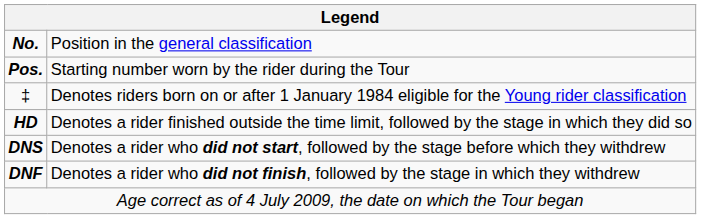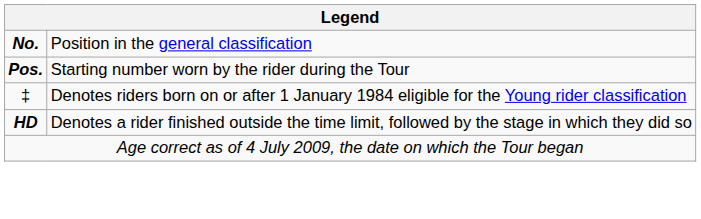- row: (26, 148)
- row: (26, 174)
